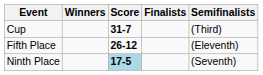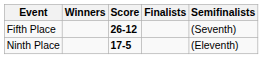- row: (16, 29)
(215, 45) (Eleventh) -> (214, 29) (Seventh)
(121, 62) lightblue background -> (121, 45) no background
(214, 62) (Seventh) -> (215, 45) (Eleventh)
